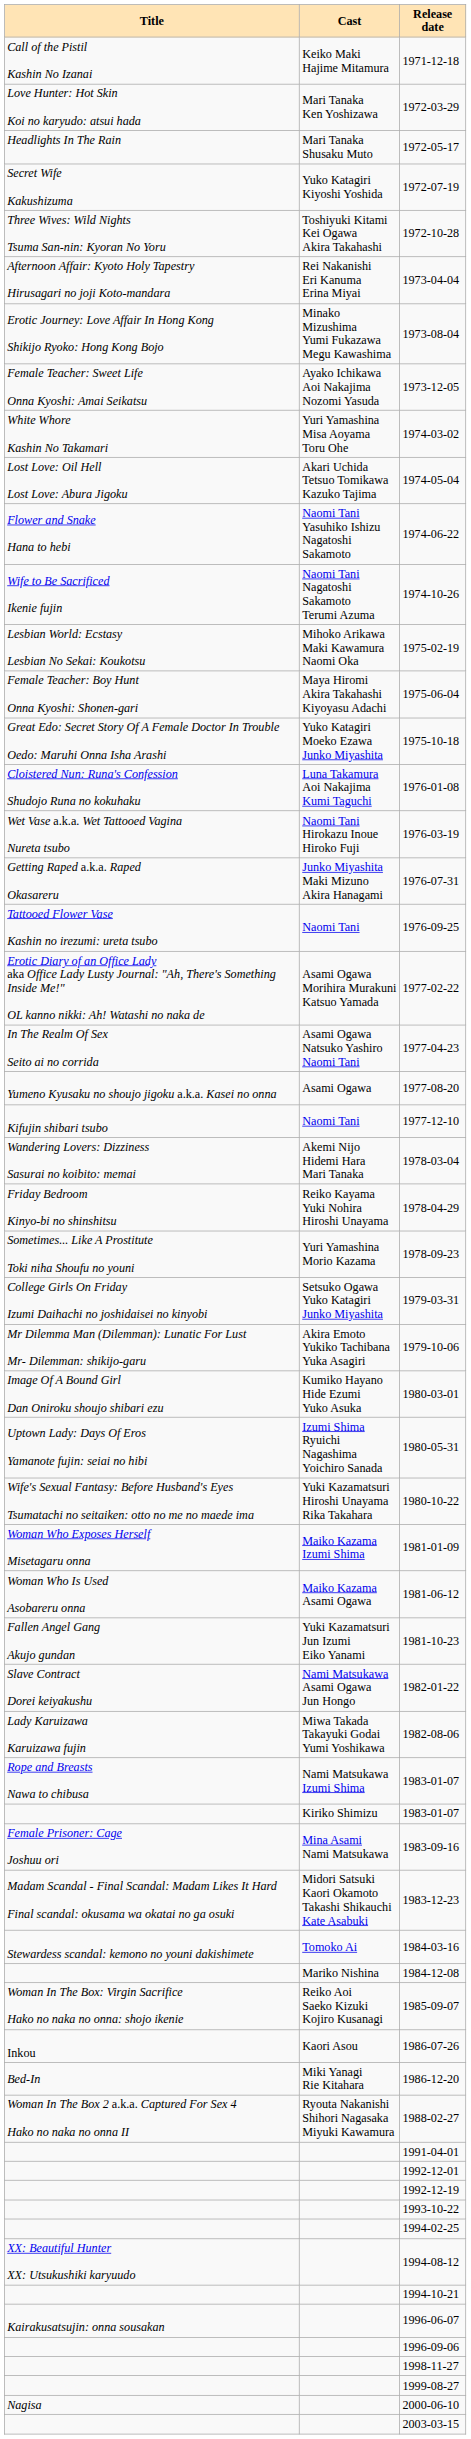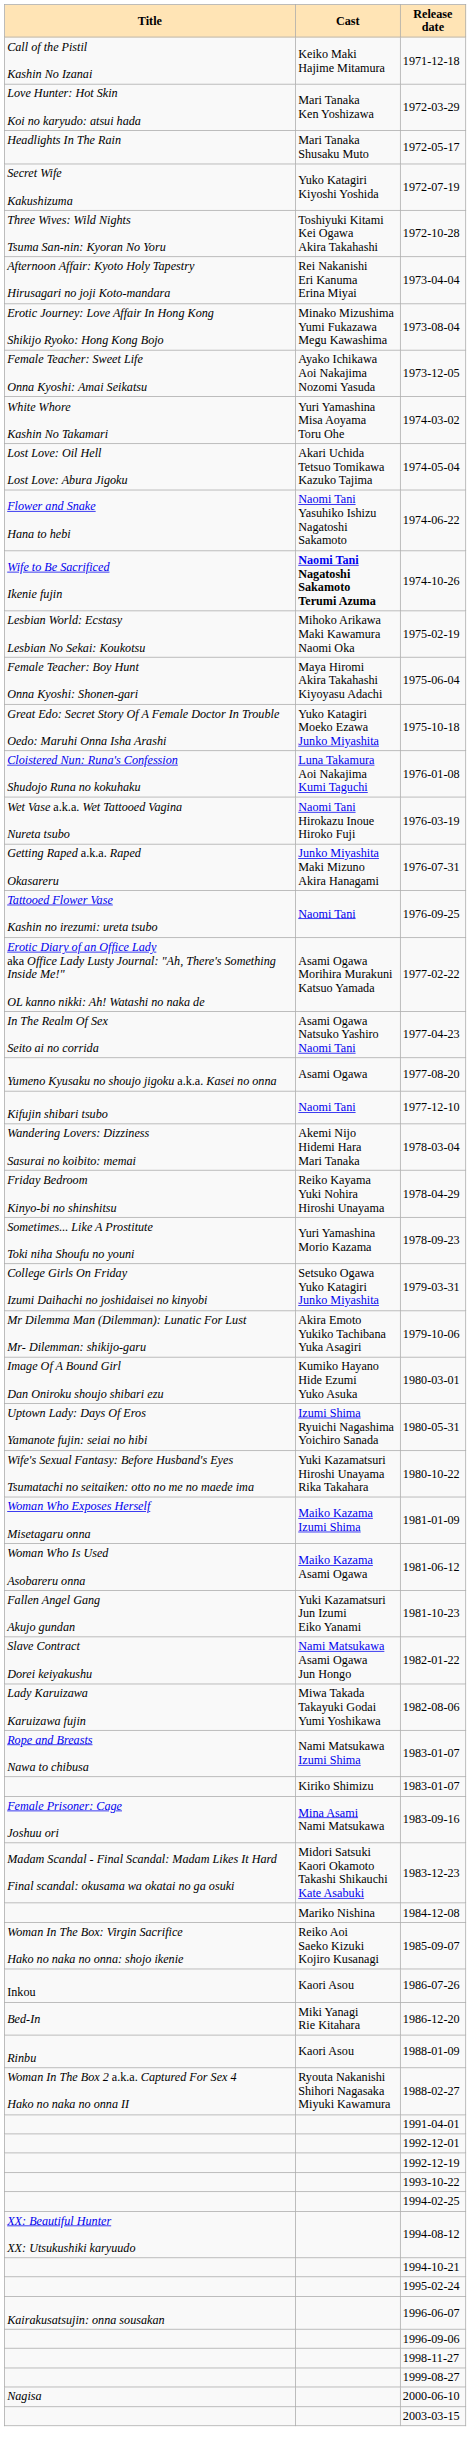(338, 594) normal -> (337, 580) bold
- row: (130, 1953)
+ row: (22, 2058)
+ row: (150, 2287)
